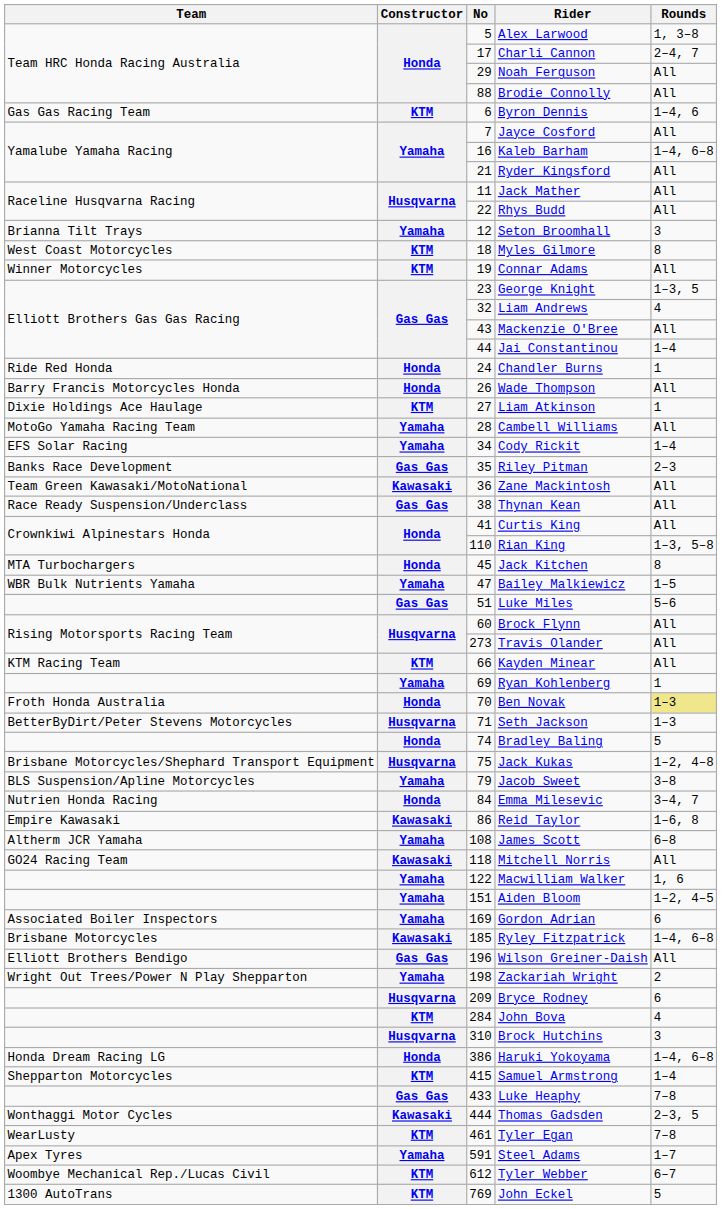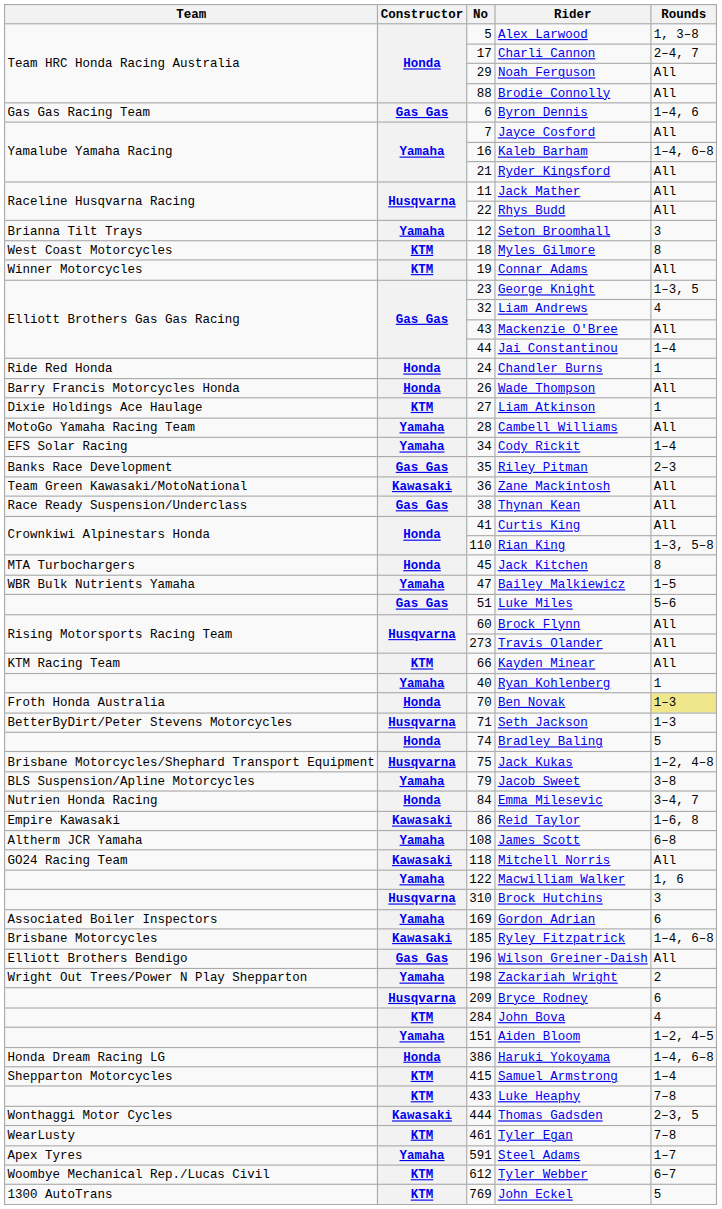(422, 113) KTM -> (422, 113) Gas Gas
(484, 683) 69 -> (484, 683) 40
rows swapped: (539, 900) <-> (550, 1037)
(422, 1096) Gas Gas -> (422, 1096) KTM
